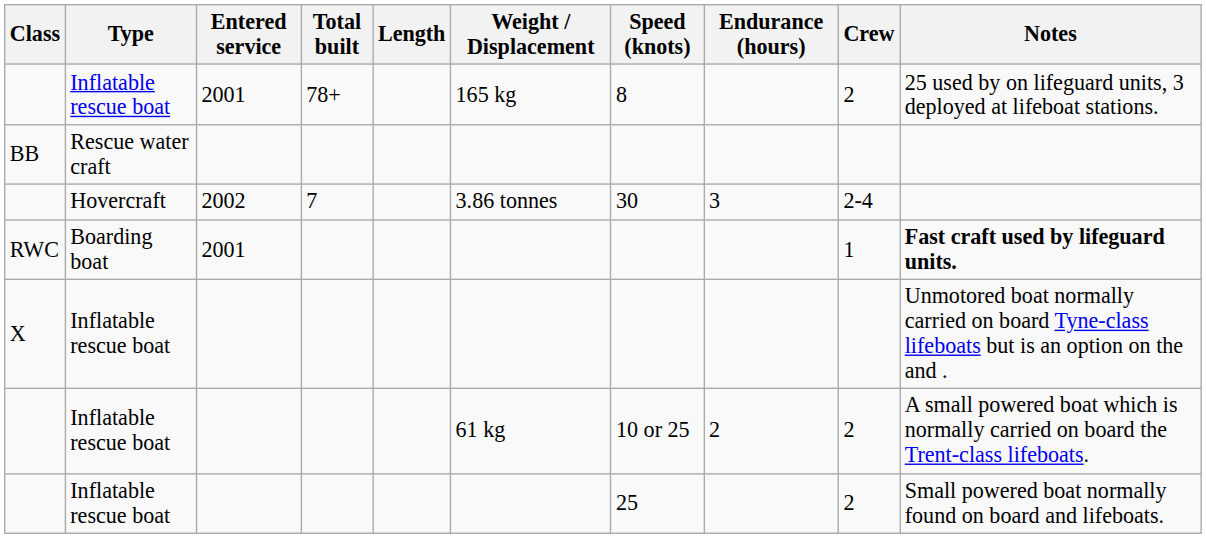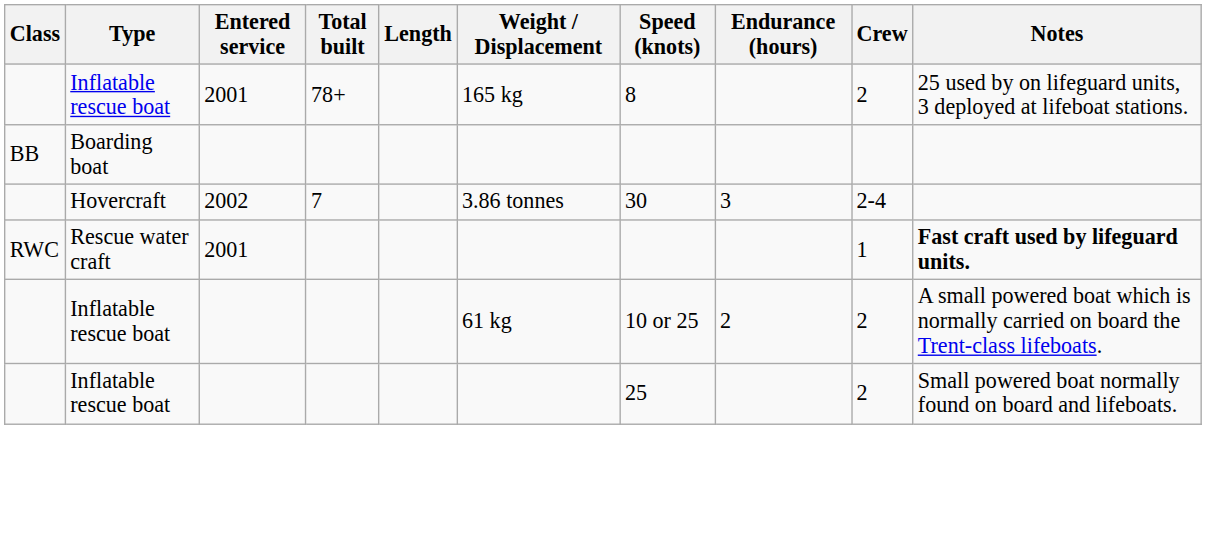(129, 154) Rescue water craft -> (111, 154) Boarding boat
(111, 249) Boarding boat -> (129, 249) Rescue water craft
- row: (18, 333)
